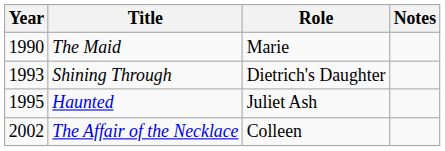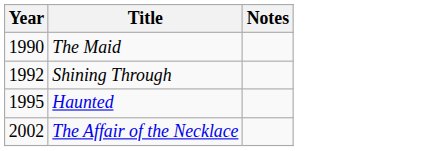- column: (316, 18)
(26, 74) 1993 -> (26, 74) 1992
